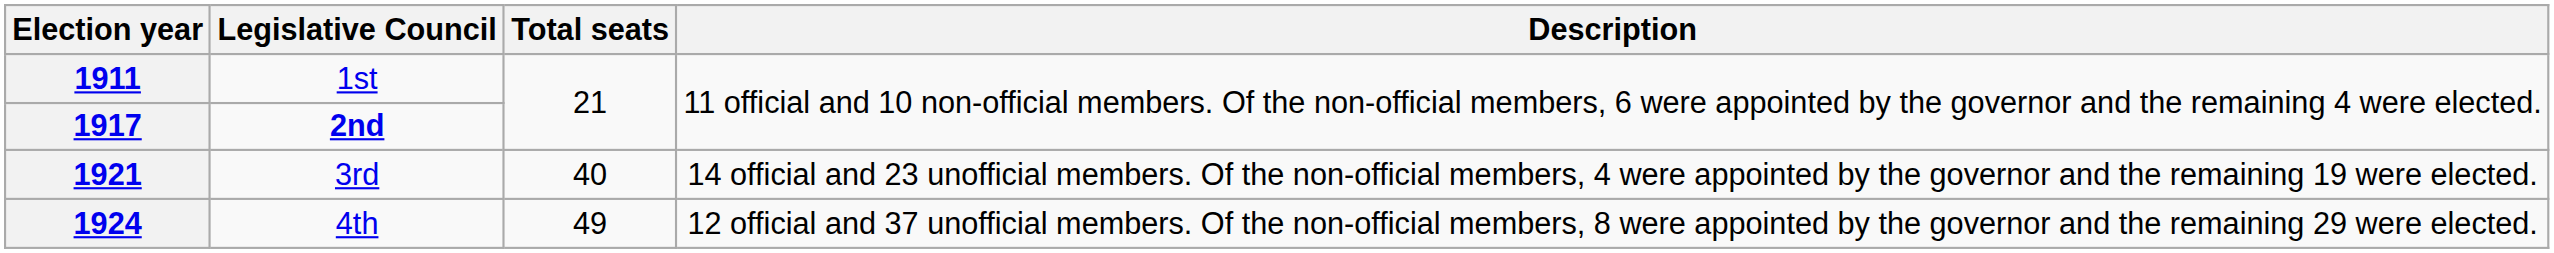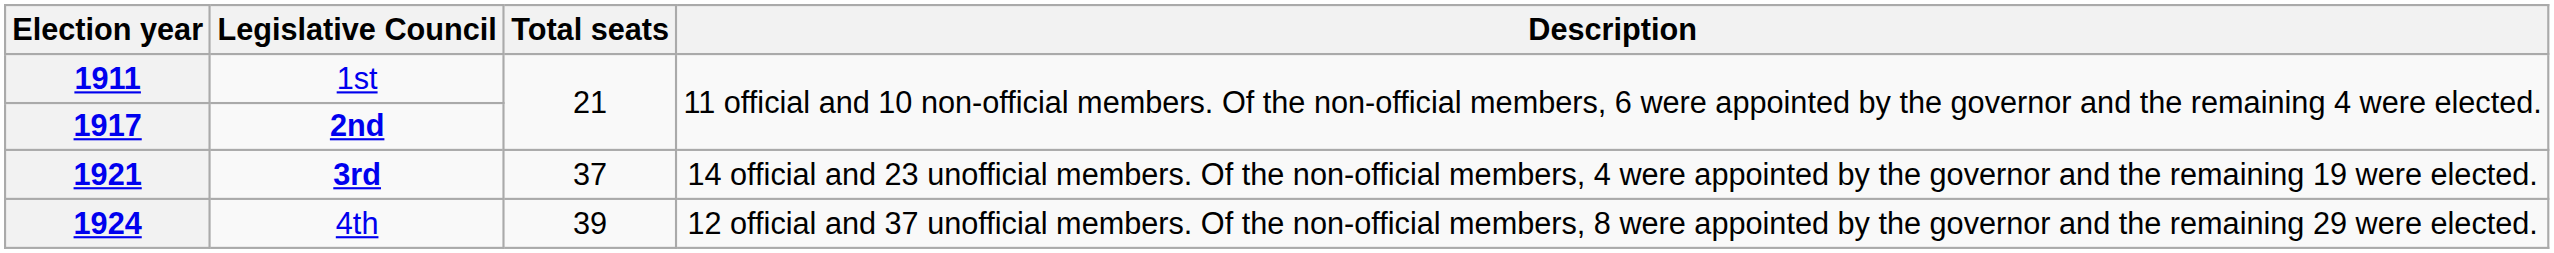(357, 175) normal -> (357, 175) bold
(590, 175) 40 -> (590, 175) 37
(590, 224) 49 -> (590, 224) 39
